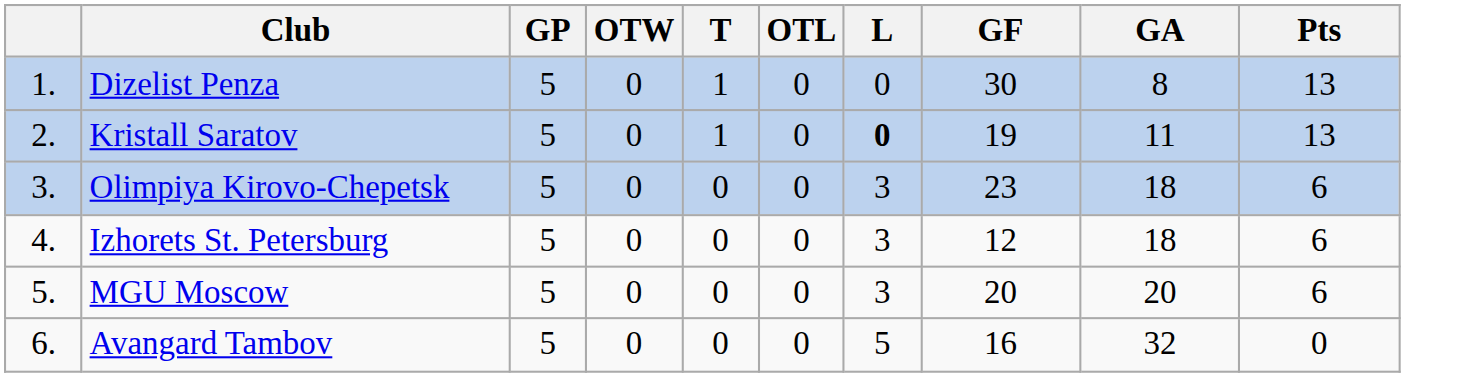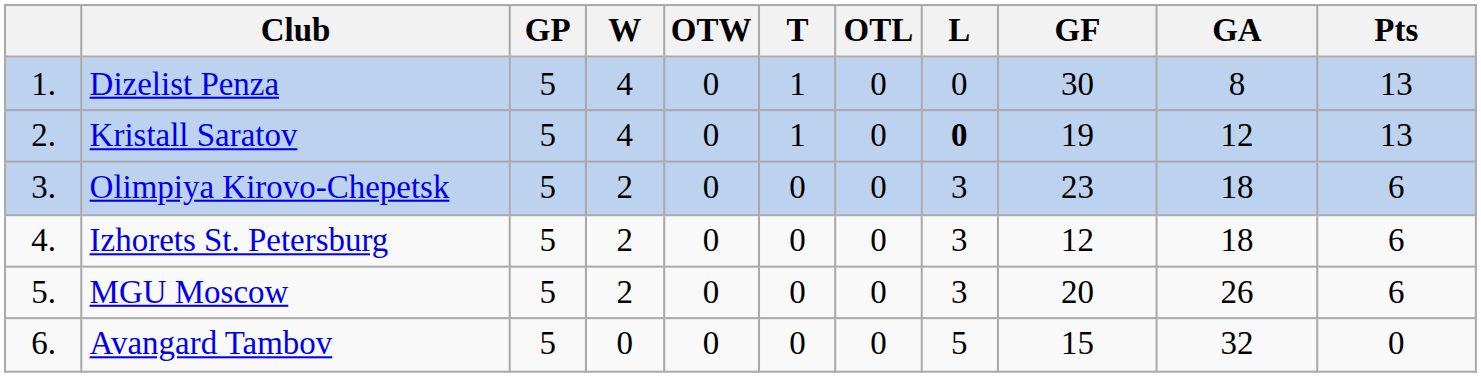+ column: (625, 30)
(1160, 135) 11 -> (1237, 135) 12
(1160, 291) 20 -> (1237, 291) 26
(1000, 344) 16 -> (1077, 344) 15
